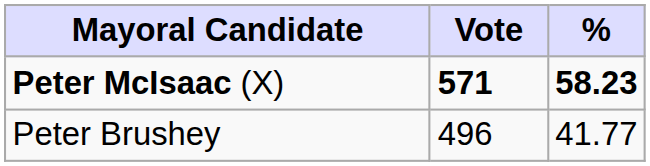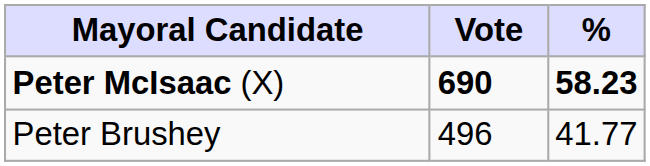(465, 82) 571 -> (465, 82) 690
